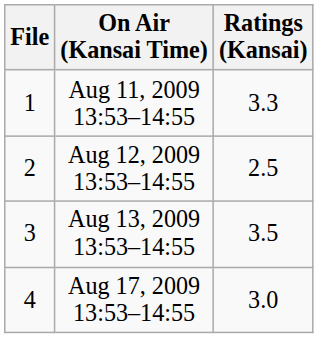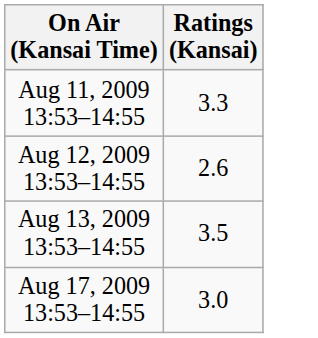- column: (30, 37)
(263, 168) 2.5 -> (213, 168) 2.6
